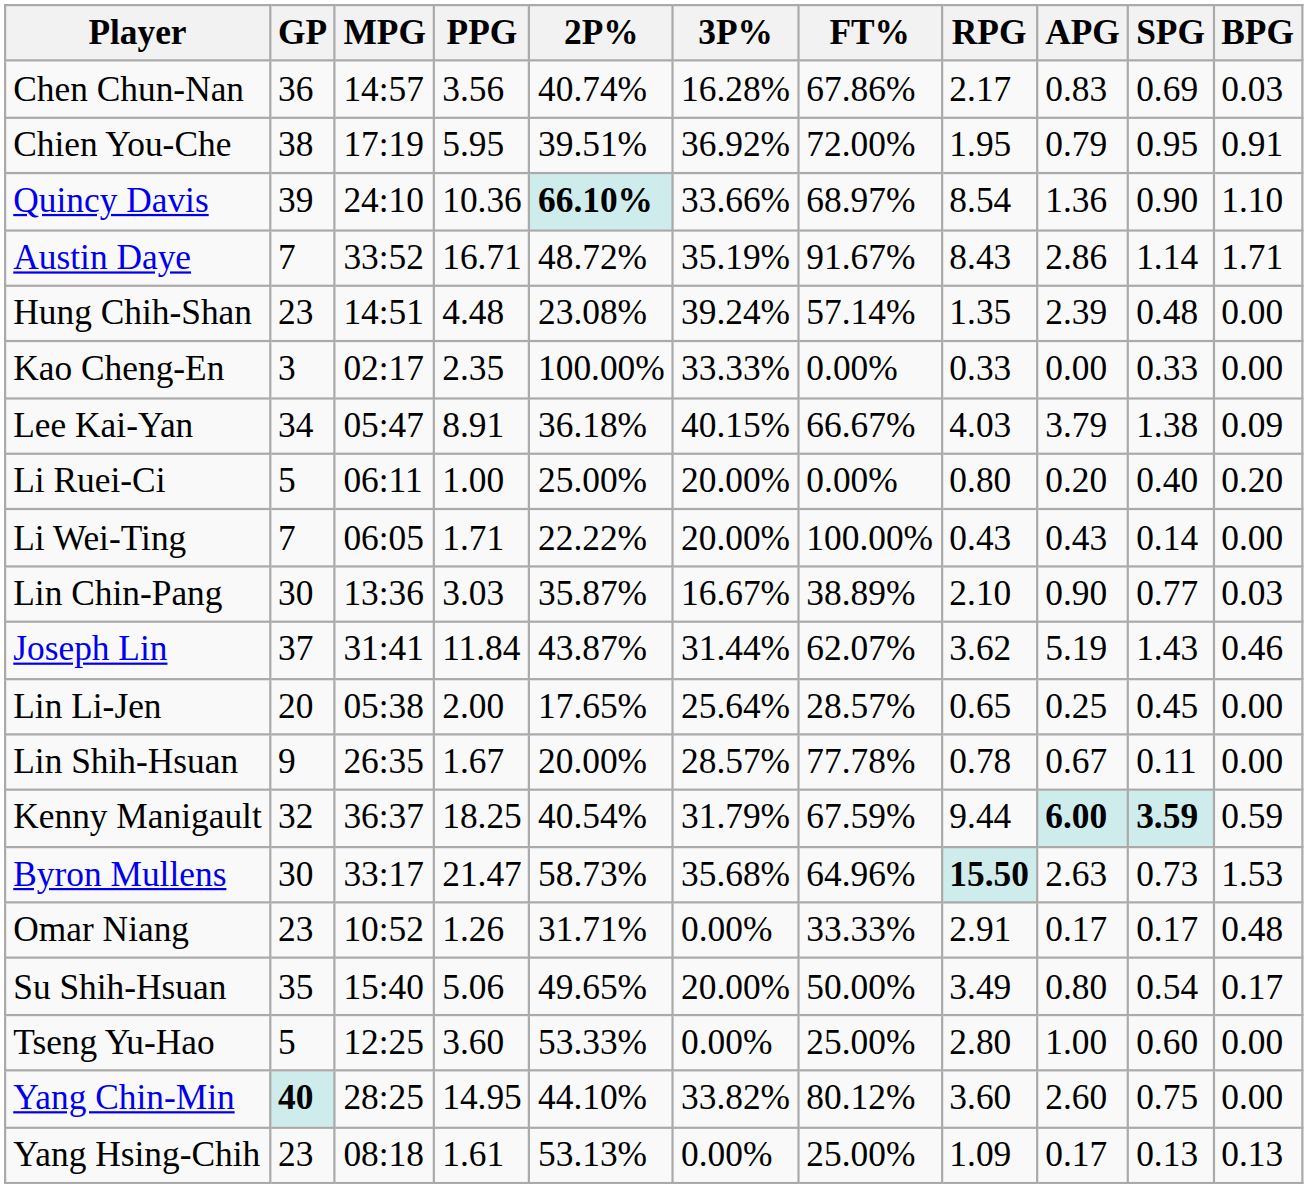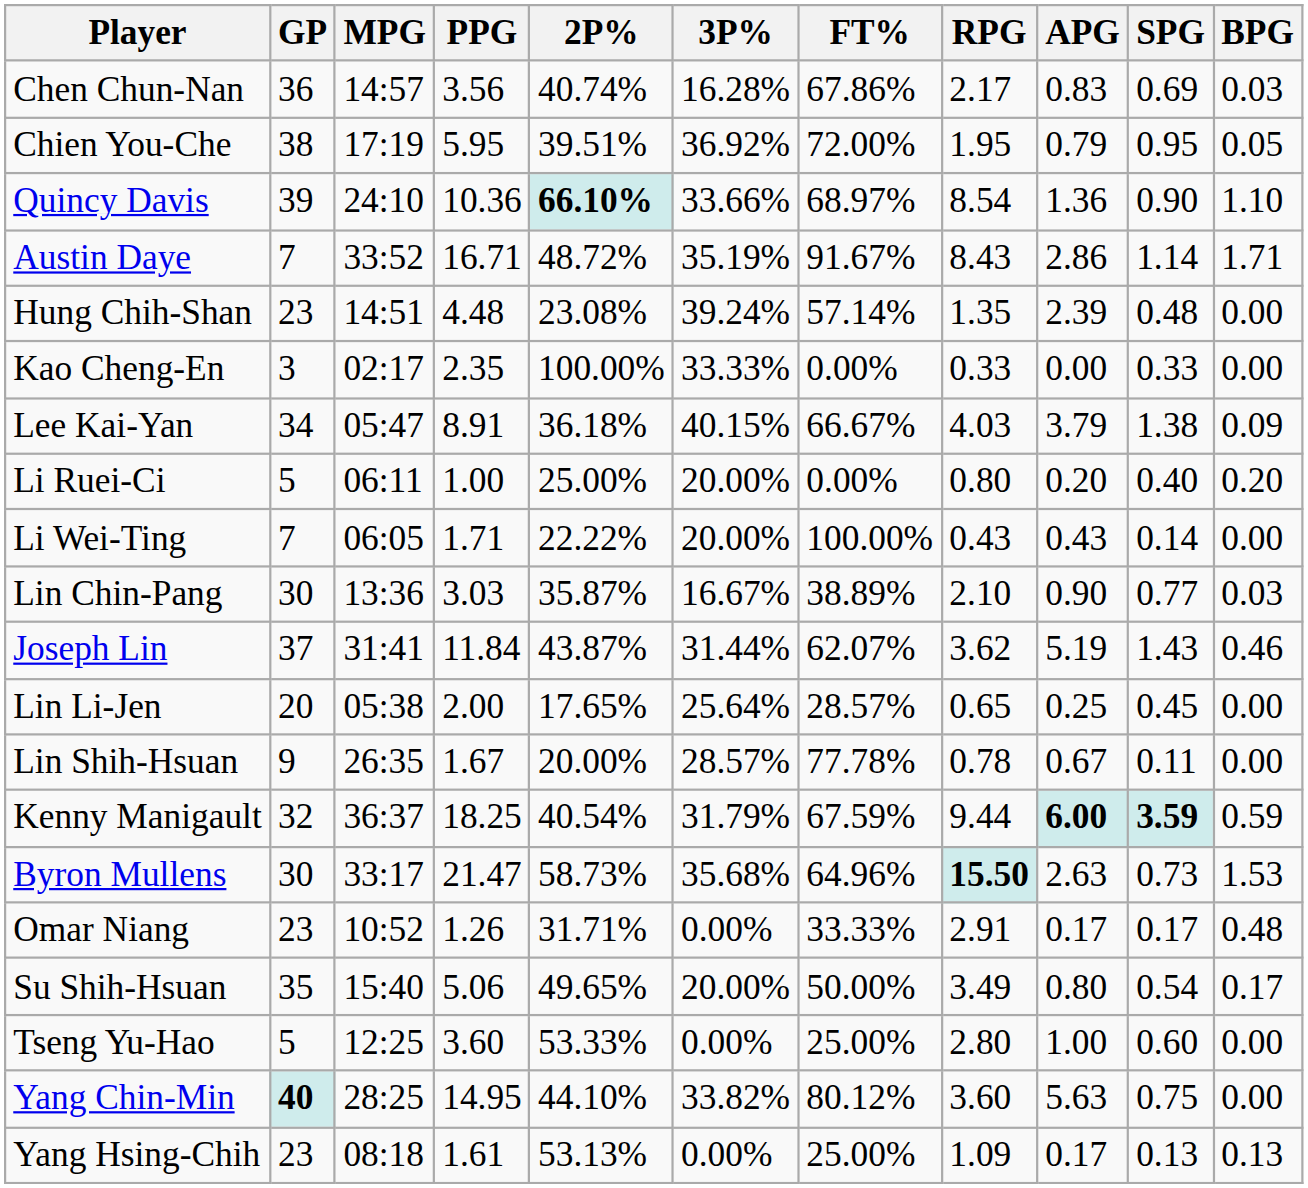(1252, 144) 0.91 -> (1252, 144) 0.05
(1076, 1098) 2.60 -> (1076, 1098) 5.63
